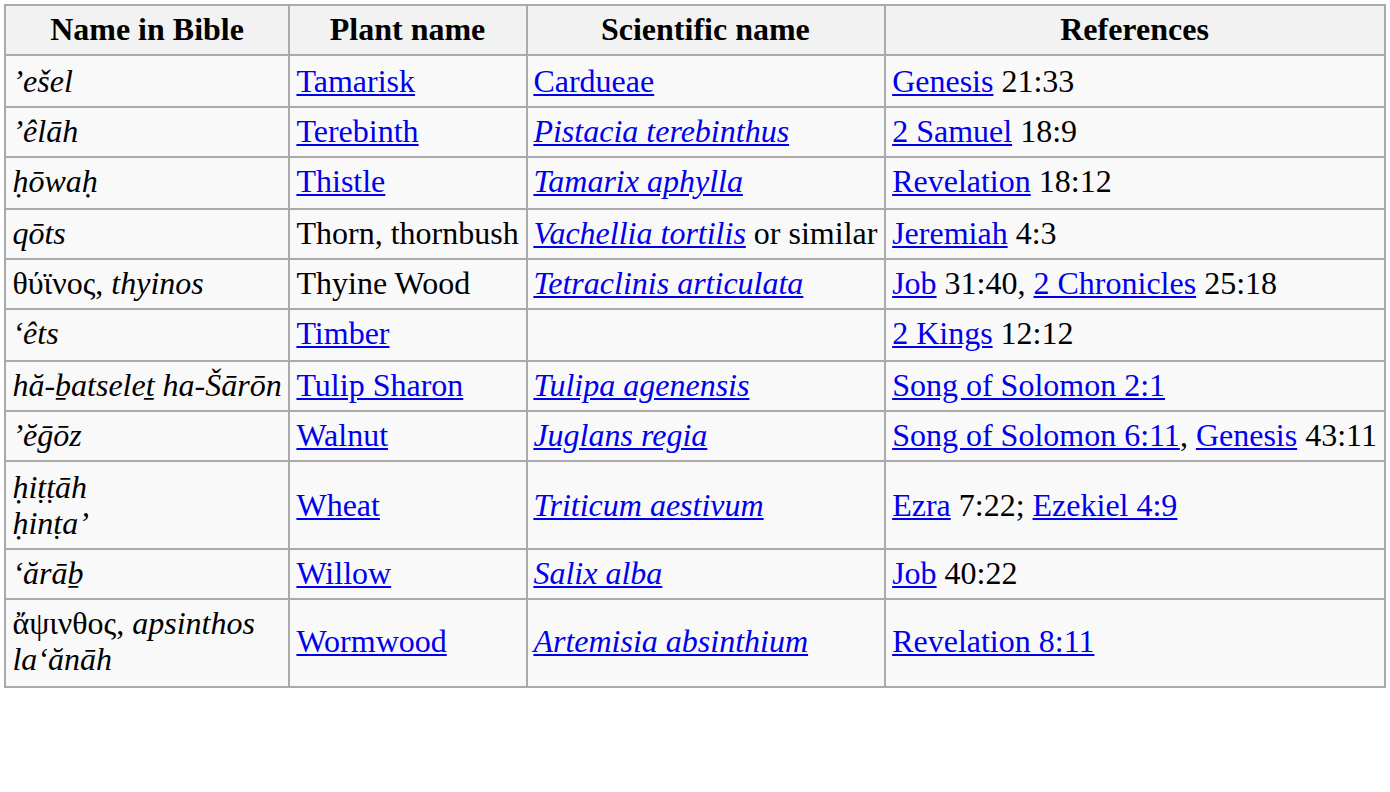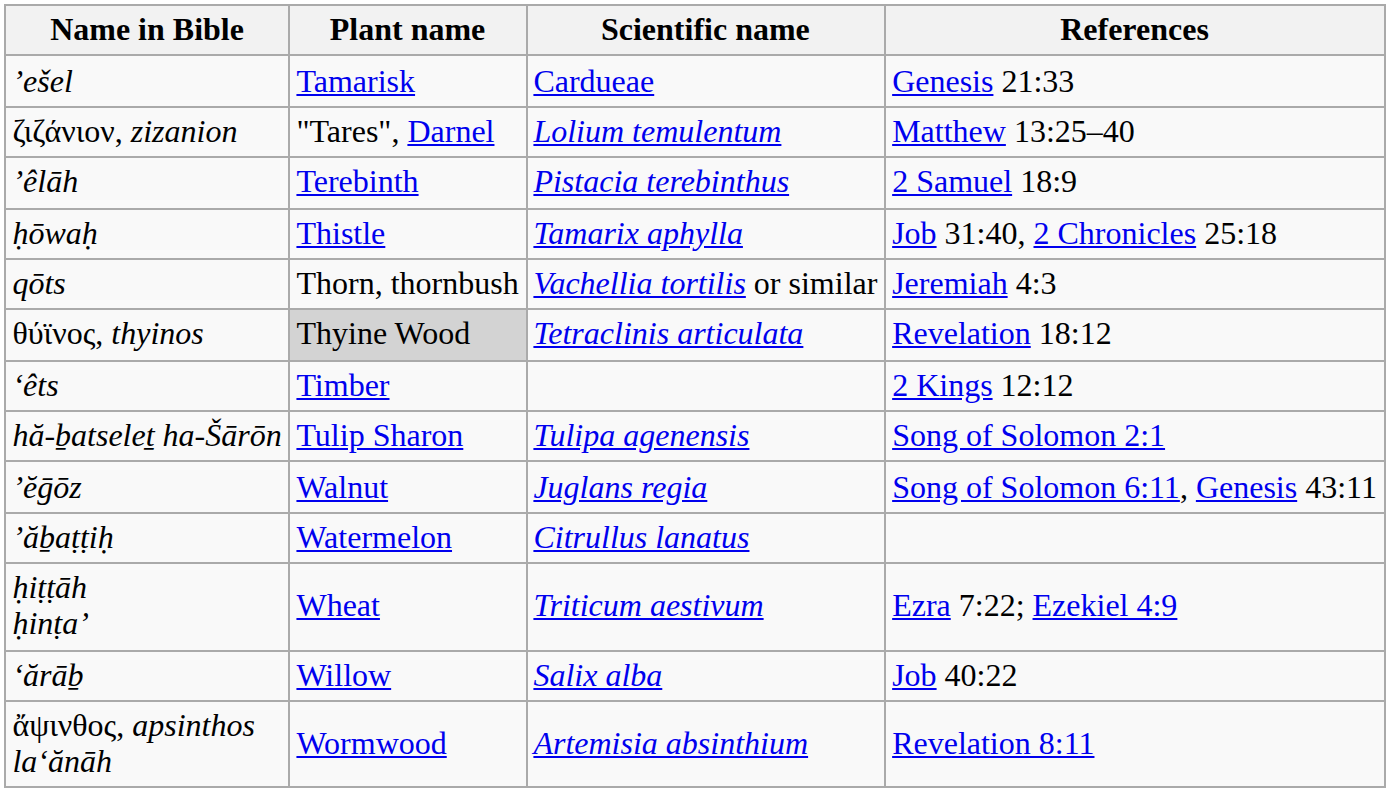+ row: (125, 131)
(1002, 182) Revelation 18:12 -> (1085, 232) Job 31:40, 2 Chronicles 25:18
(383, 283) no background -> (383, 334) lightgrey background
(1085, 283) Job 31:40, 2 Chronicles 25:18 -> (1002, 334) Revelation 18:12
+ row: (63, 537)
